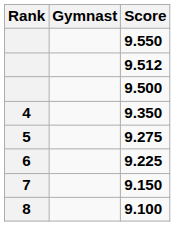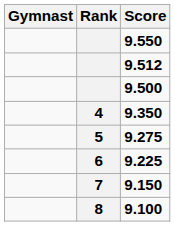columns swapped: (27, 16) <-> (85, 16)
